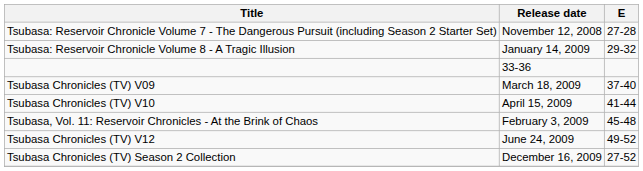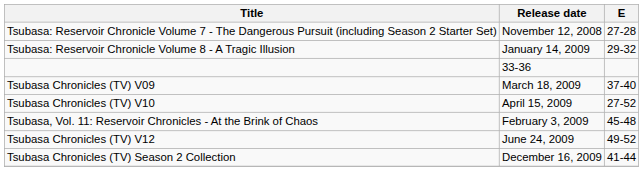(622, 103) 41-44 -> (622, 103) 27-52
(622, 157) 27-52 -> (622, 157) 41-44
